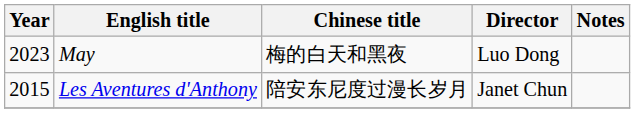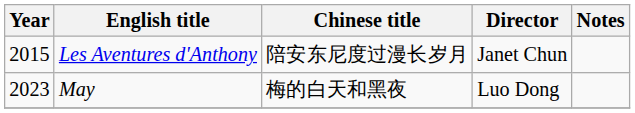rows swapped: (158, 90) <-> (77, 54)
